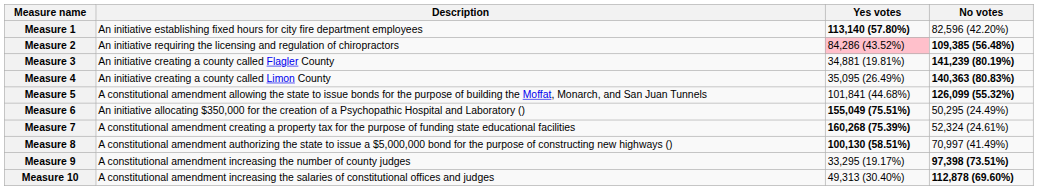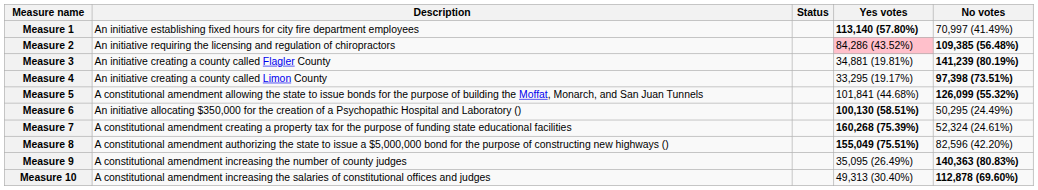+ column: (813, 12)
(970, 29) 82,596 (42.20%) -> (974, 29) 70,997 (41.49%)
(866, 78) 35,095 (26.49%) -> (875, 78) 33,295 (19.17%)
(973, 78) 140,363 (80.83%) -> (974, 78) 97,398 (73.51%)
(869, 111) 155,049 (75.51%) -> (877, 111) 100,130 (58.51%)
(869, 144) 100,130 (58.51%) -> (877, 144) 155,049 (75.51%)
(970, 144) 70,997 (41.49%) -> (974, 144) 82,596 (42.20%)
(866, 161) 33,295 (19.17%) -> (875, 161) 35,095 (26.49%)
(970, 161) 97,398 (73.51%) -> (977, 161) 140,363 (80.83%)
